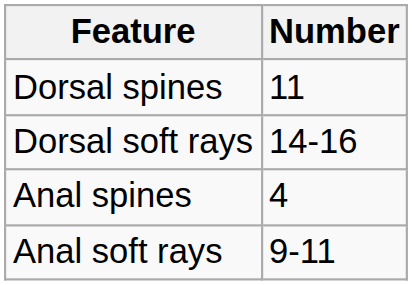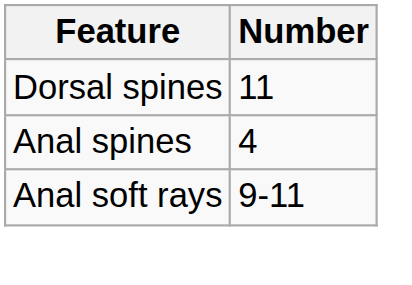- row: (133, 141)
